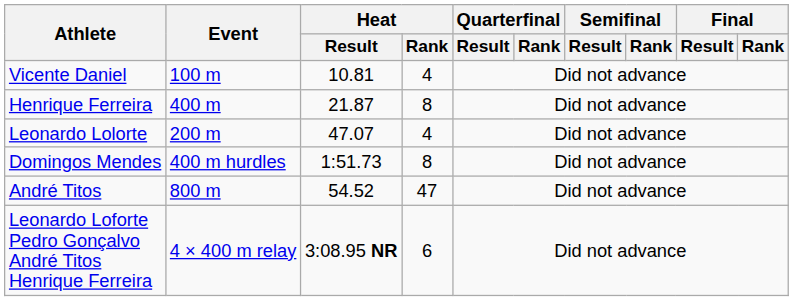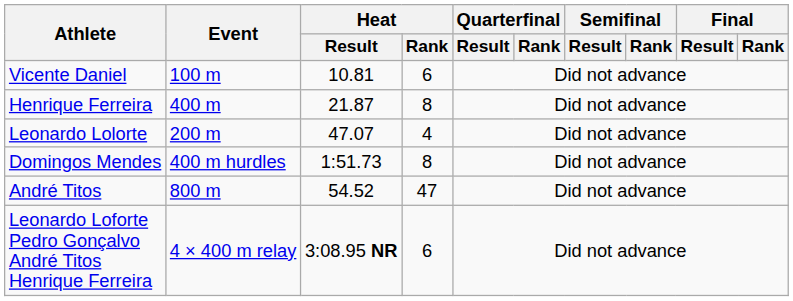(427, 76) 4 -> (427, 76) 6
